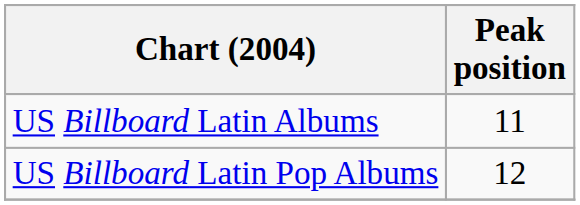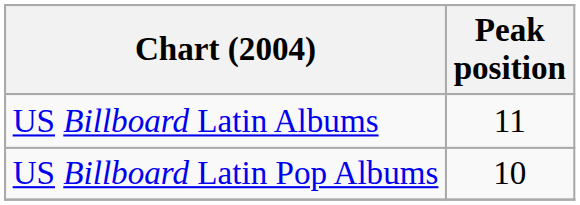(510, 173) 12 -> (510, 173) 10
